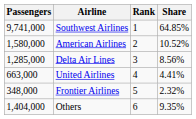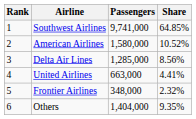columns swapped: (144, 12) <-> (29, 12)
